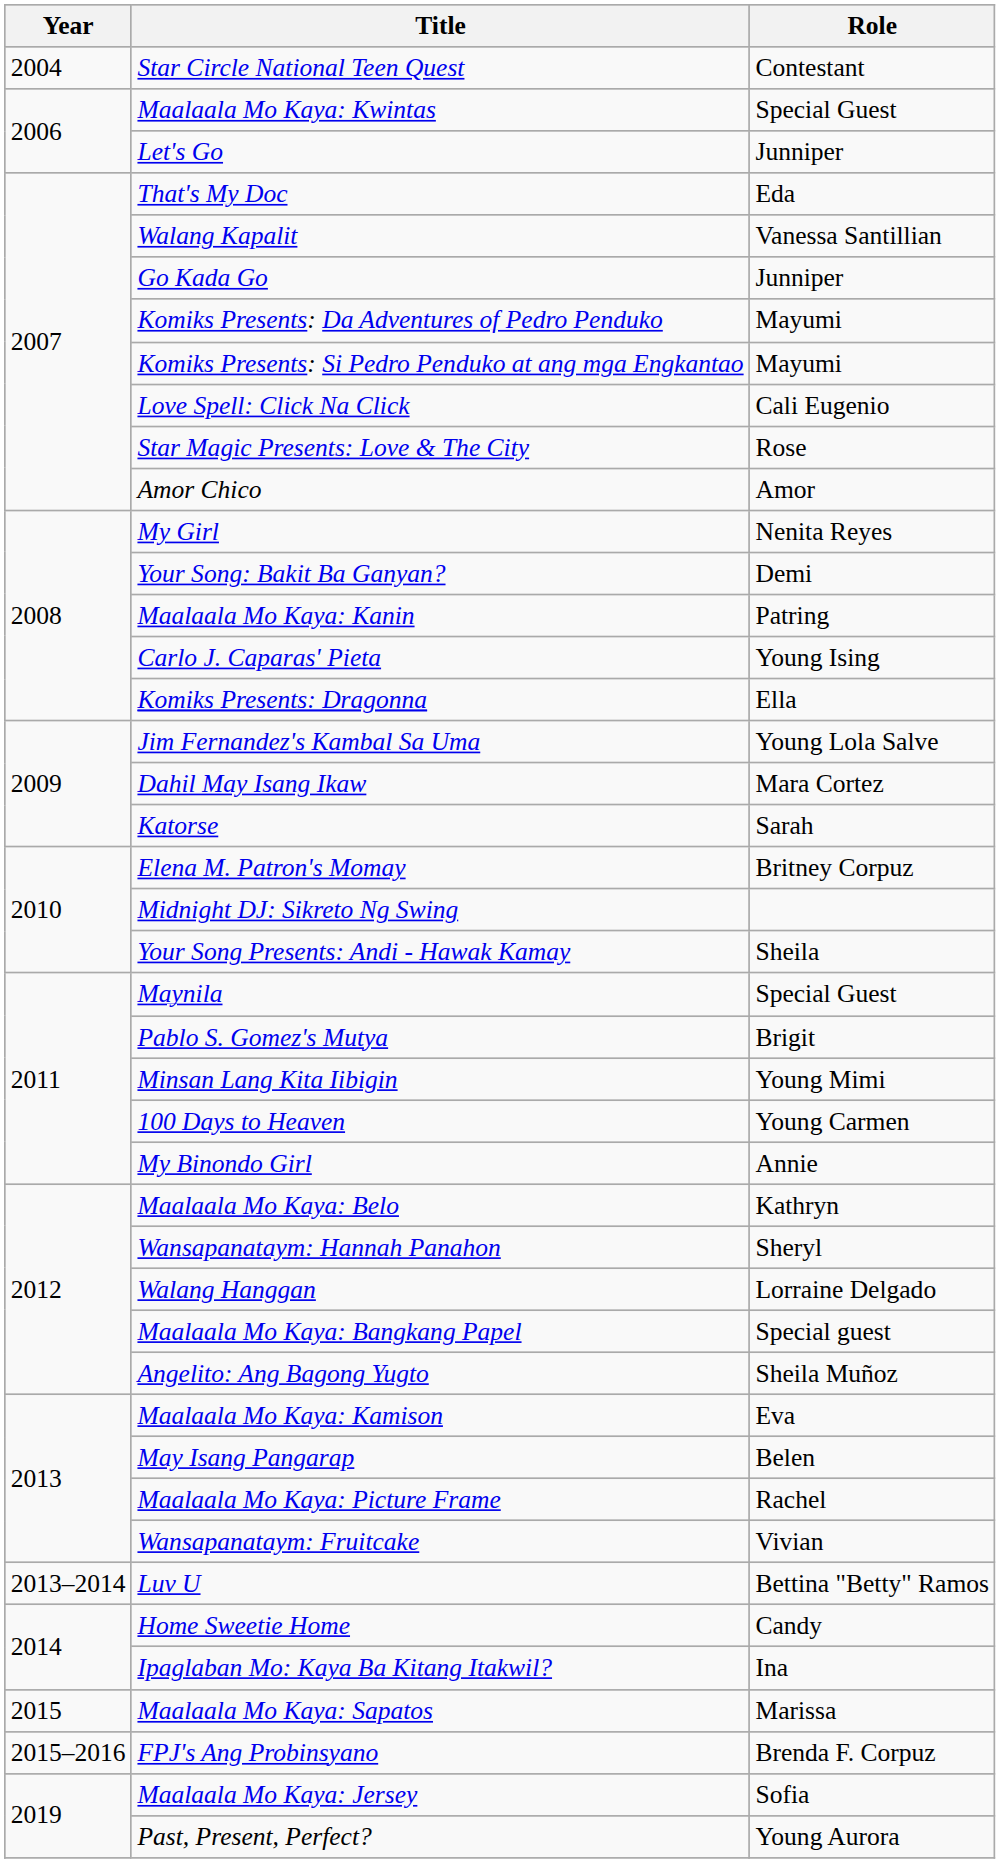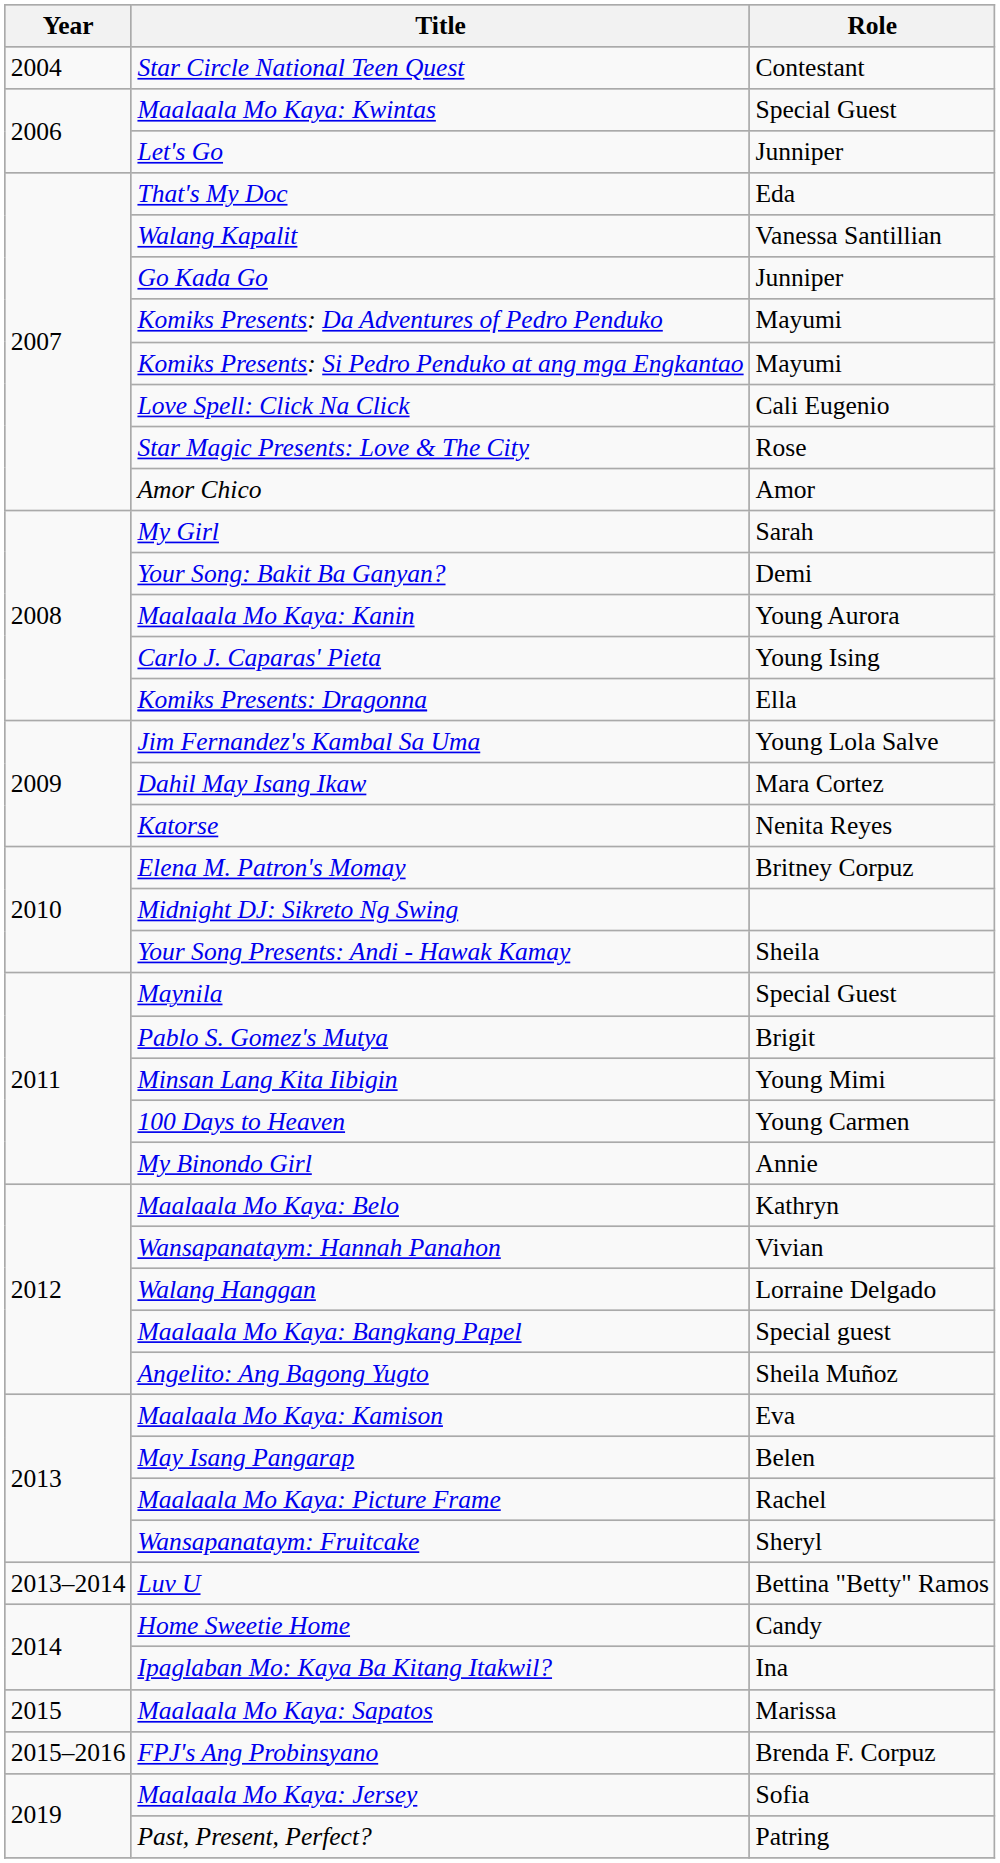(824, 530) Nenita Reyes -> (785, 530) Sarah
(792, 615) Patring -> (828, 615) Young Aurora
(785, 825) Sarah -> (824, 825) Nenita Reyes
(789, 1246) Sheryl -> (789, 1246) Vivian
(789, 1541) Vivian -> (789, 1541) Sheryl
(828, 1836) Young Aurora -> (792, 1836) Patring
